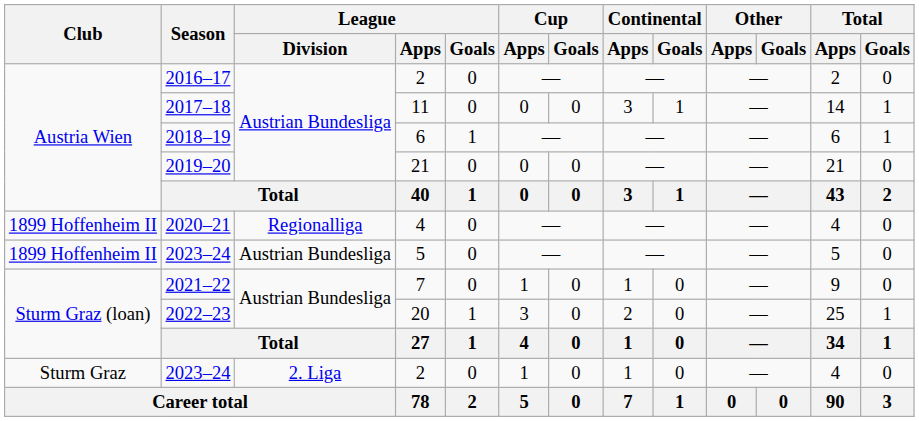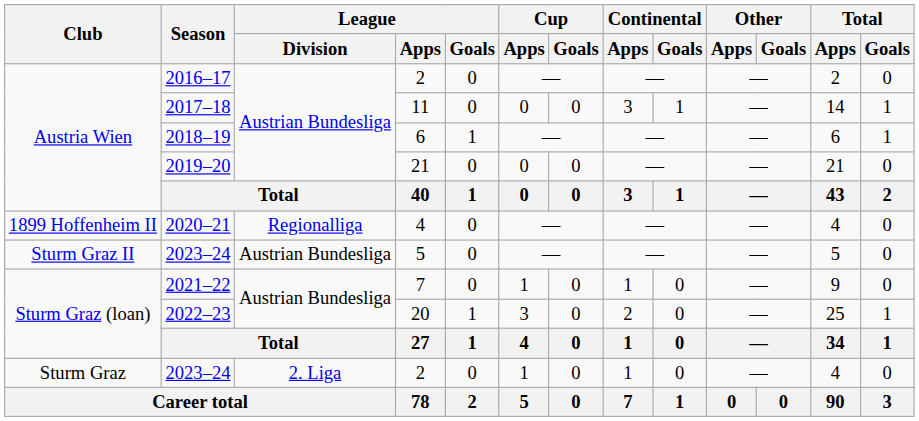(83, 254) 1899 Hoffenheim II -> (83, 254) Sturm Graz II
